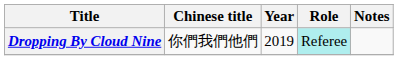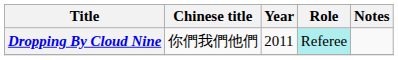(279, 41) 2019 -> (279, 41) 2011
